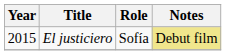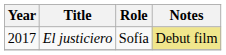(22, 38) 2015 -> (22, 38) 2017
